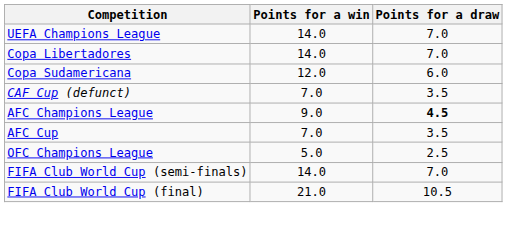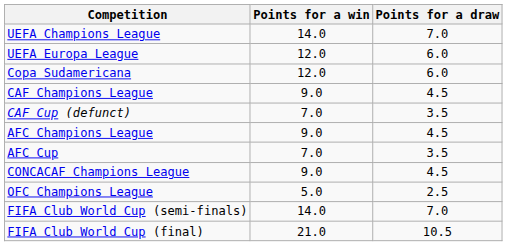+ row: (73, 54)
- row: (69, 54)
+ row: (80, 93)
(437, 113) bold -> (437, 133) normal
+ row: (98, 172)
